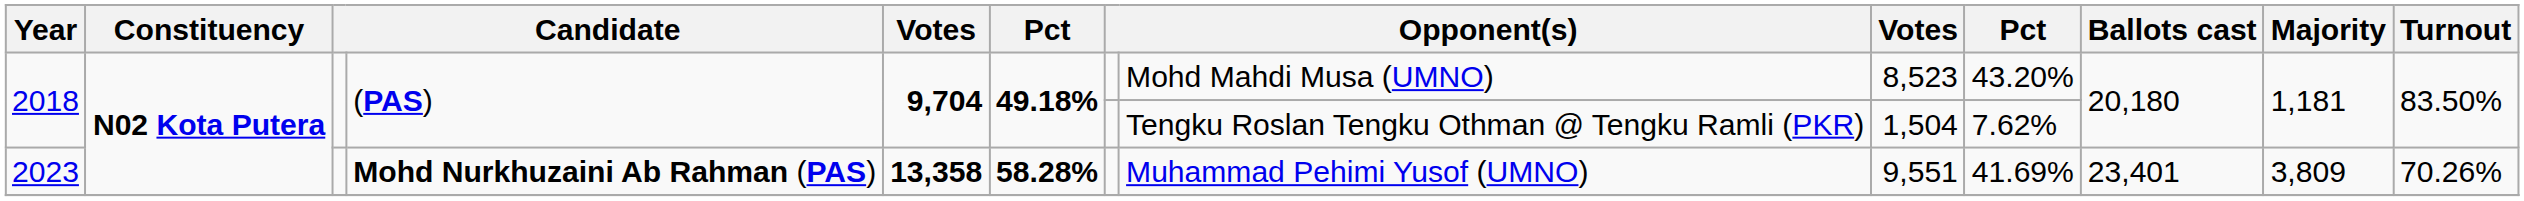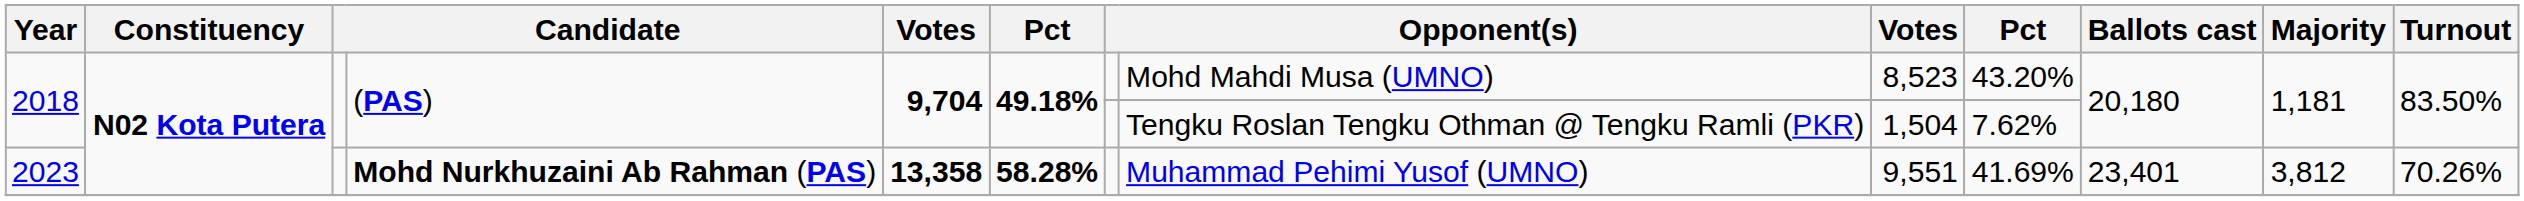(2308, 172) 3,809 -> (2308, 172) 3,812
